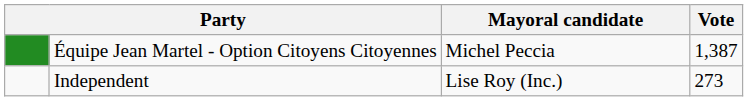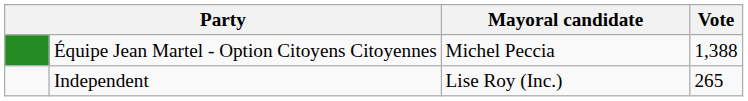(716, 50) 1,387 -> (716, 50) 1,388
(709, 80) 273 -> (709, 80) 265
